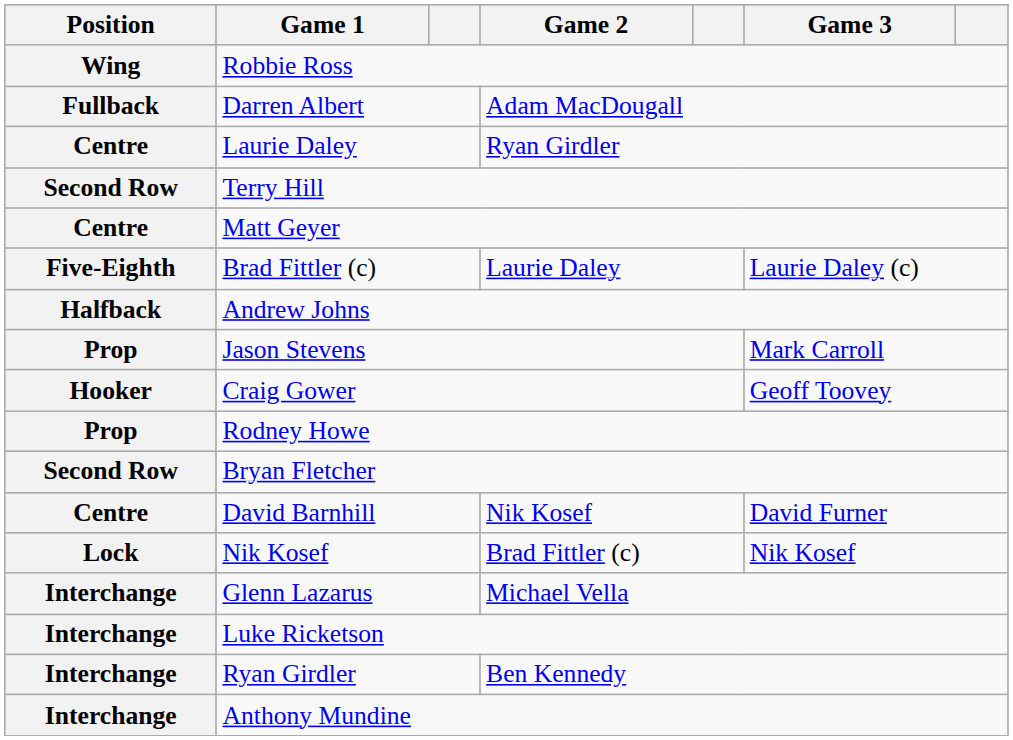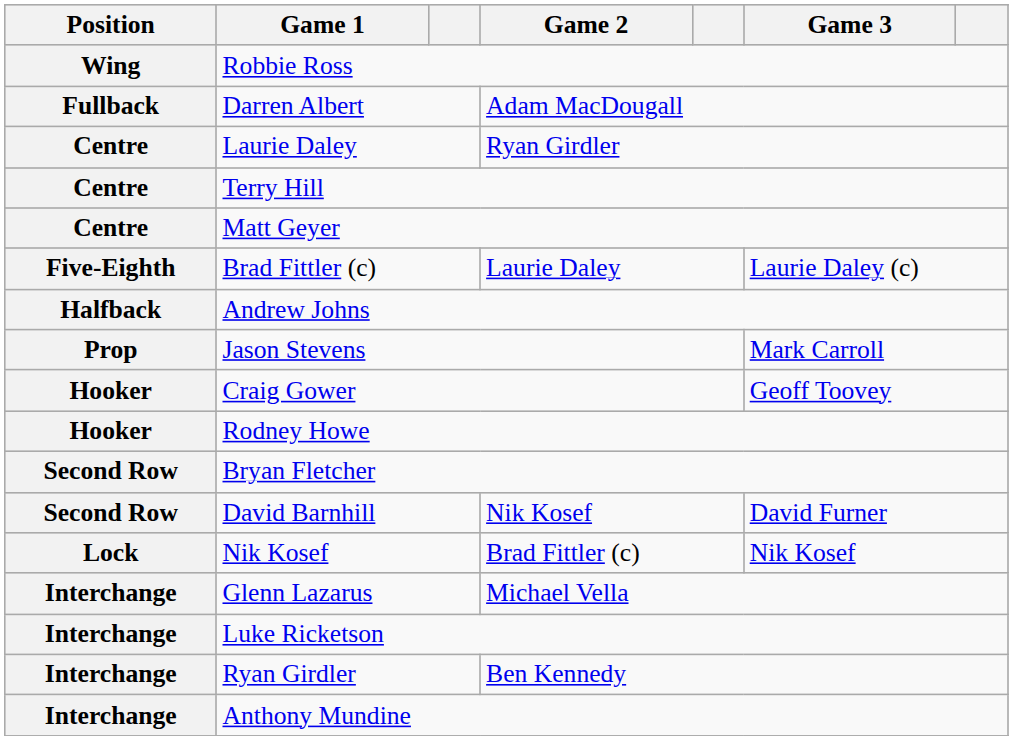(111, 187) Second Row -> (111, 187) Centre
(111, 430) Prop -> (111, 430) Hooker
(111, 512) Centre -> (111, 512) Second Row
